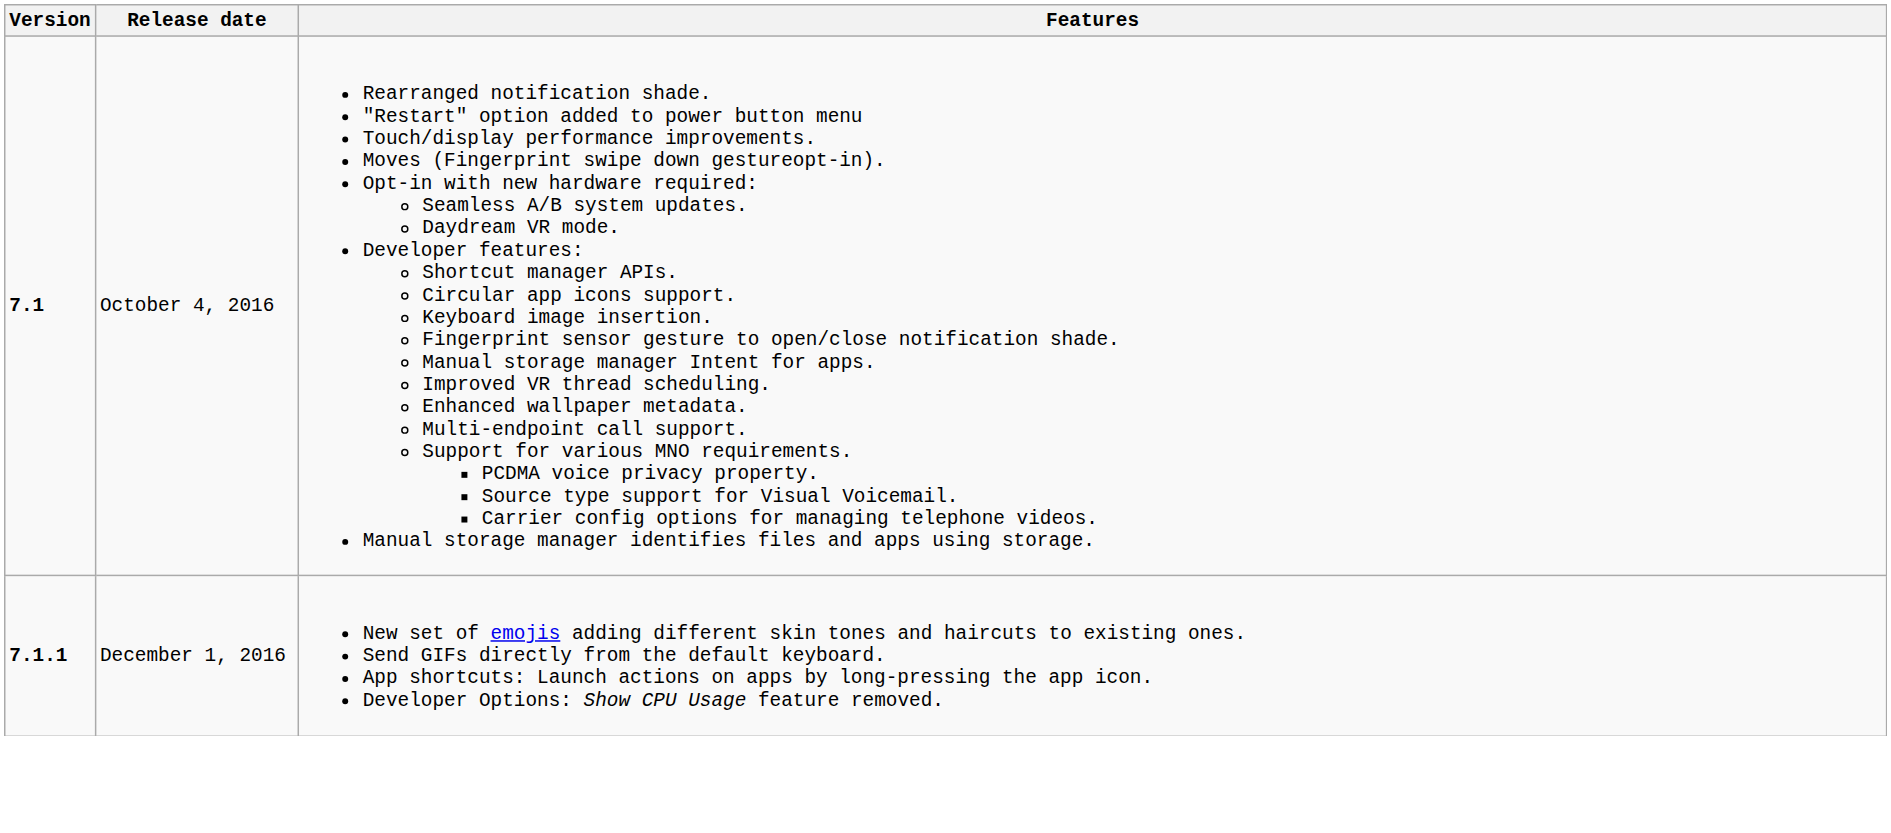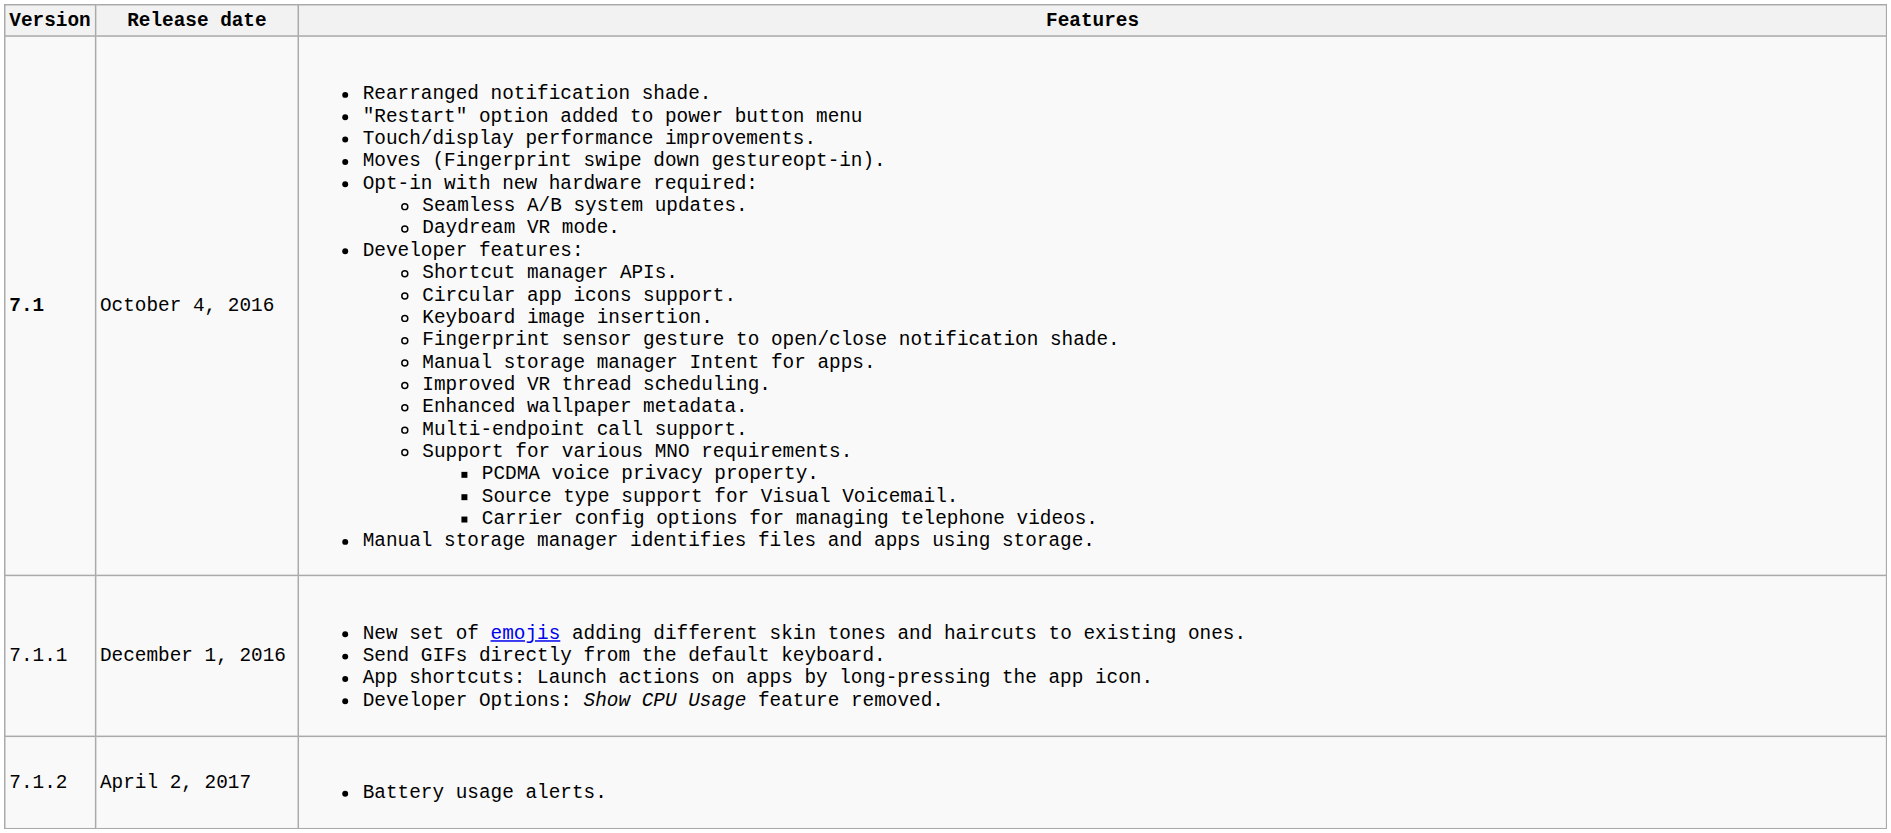(38, 656) bold -> (38, 656) normal
+ row: (176, 782)
